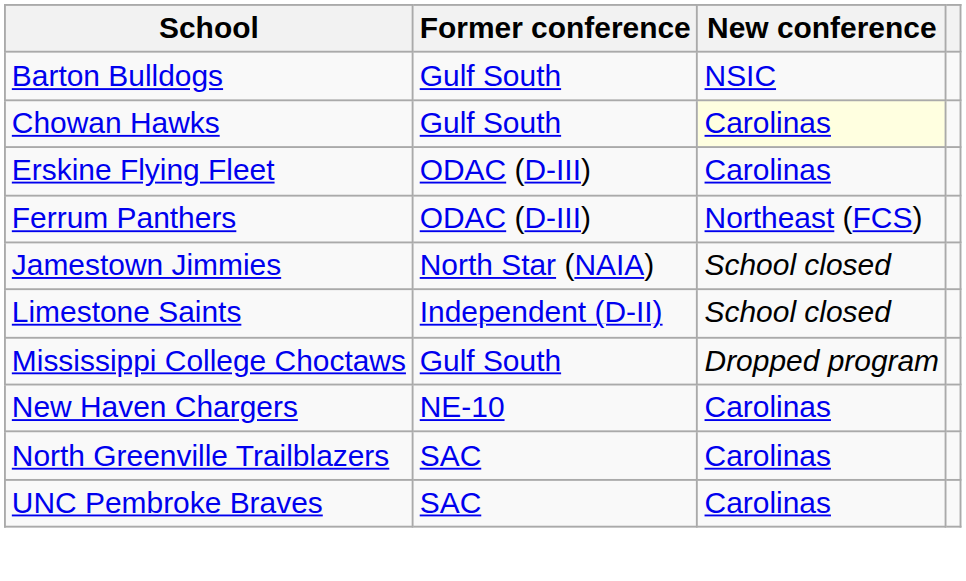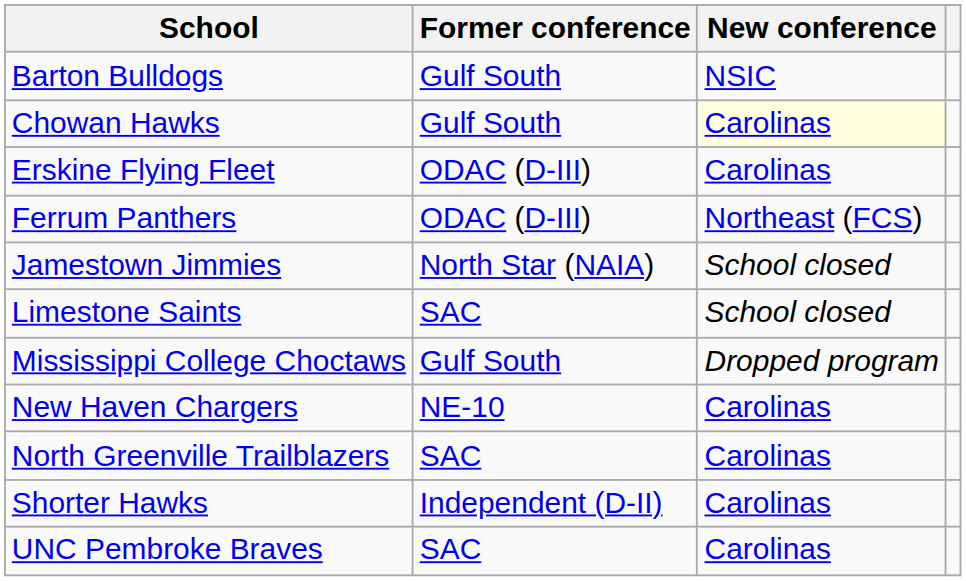(541, 312) Independent (D-II) -> (450, 312) SAC
+ row: (110, 502)
